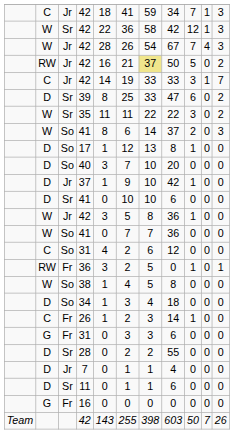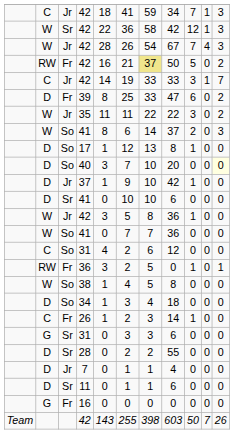(67, 64) Jr -> (67, 64) Fr
(67, 98) Sr -> (67, 98) Fr
(67, 115) Sr -> (67, 115) Jr
(221, 166) no background -> (221, 166) lightyellow background
(67, 336) Fr -> (67, 336) Sr
